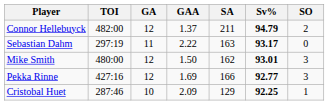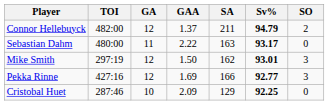(109, 44) 297:19 -> (109, 44) 480:00
(109, 60) 480:00 -> (109, 60) 297:19
(306, 92) 1 -> (306, 92) 0
